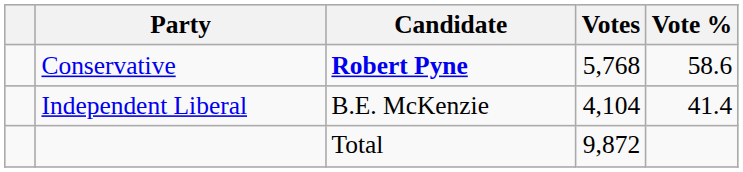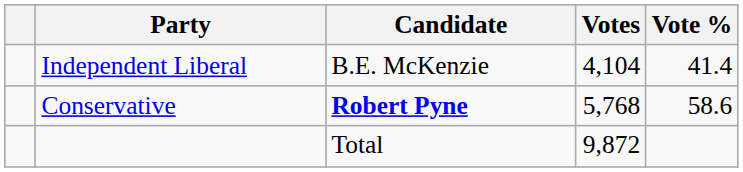rows swapped: (109, 65) <-> (144, 105)
